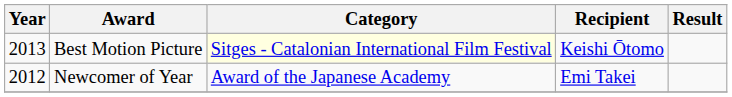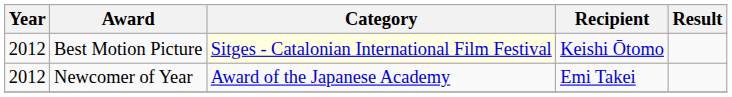(27, 48) 2013 -> (27, 48) 2012
